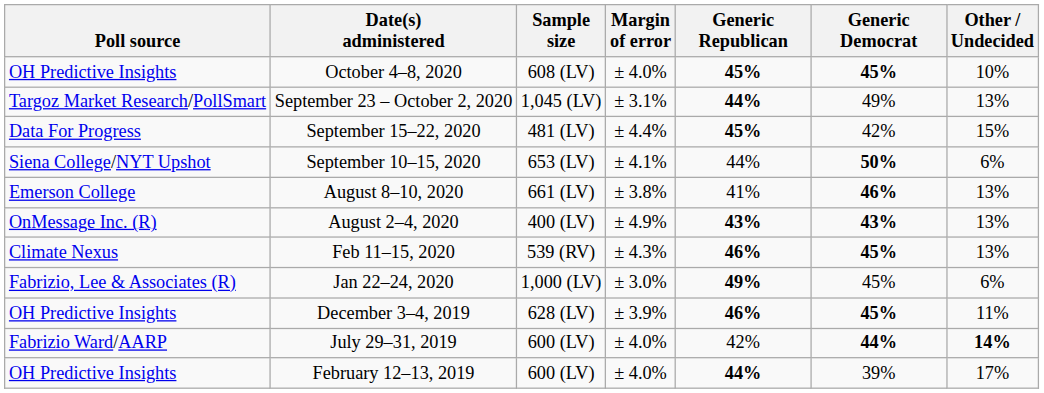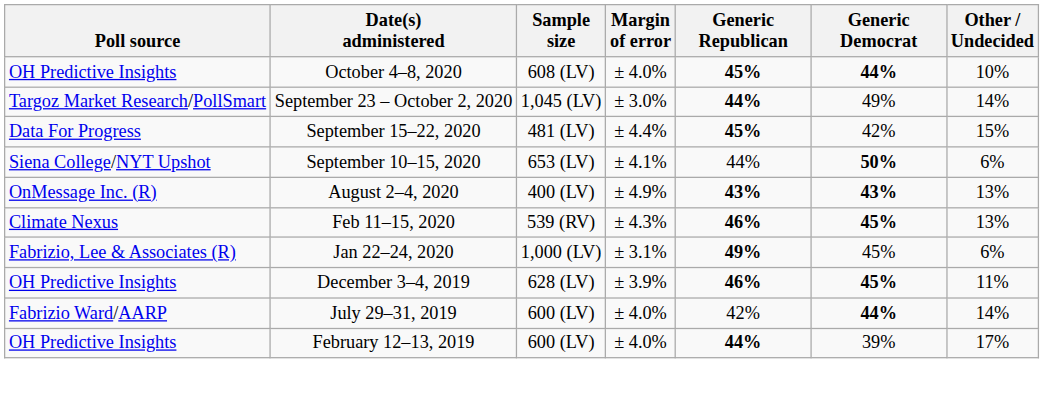(879, 71) 45% -> (879, 71) 44%
(641, 101) ± 3.1% -> (641, 101) ± 3.0%
(992, 101) 13% -> (992, 101) 14%
- row: (393, 192)
(641, 282) ± 3.0% -> (641, 252) ± 3.1%
(992, 343) bold -> (992, 313) normal
